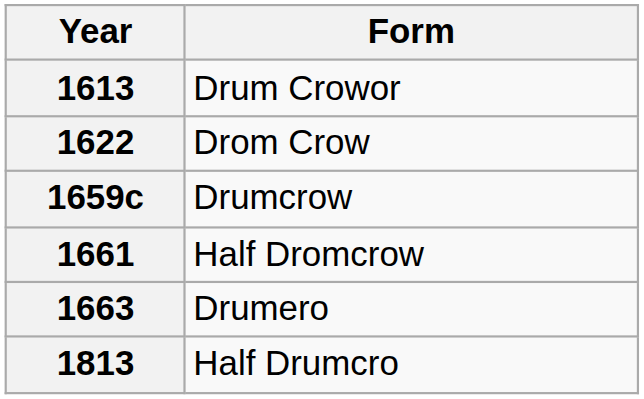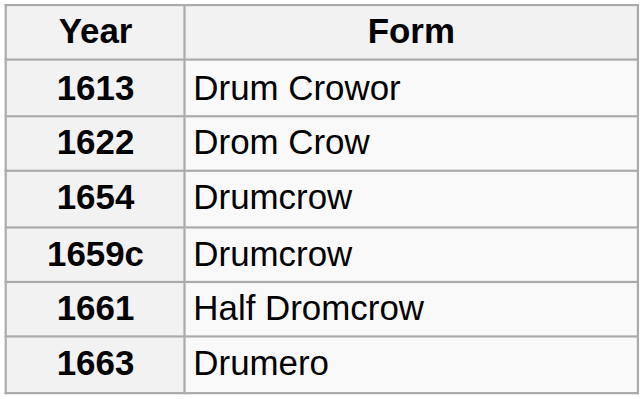+ row: (96, 198)
- row: (96, 364)
